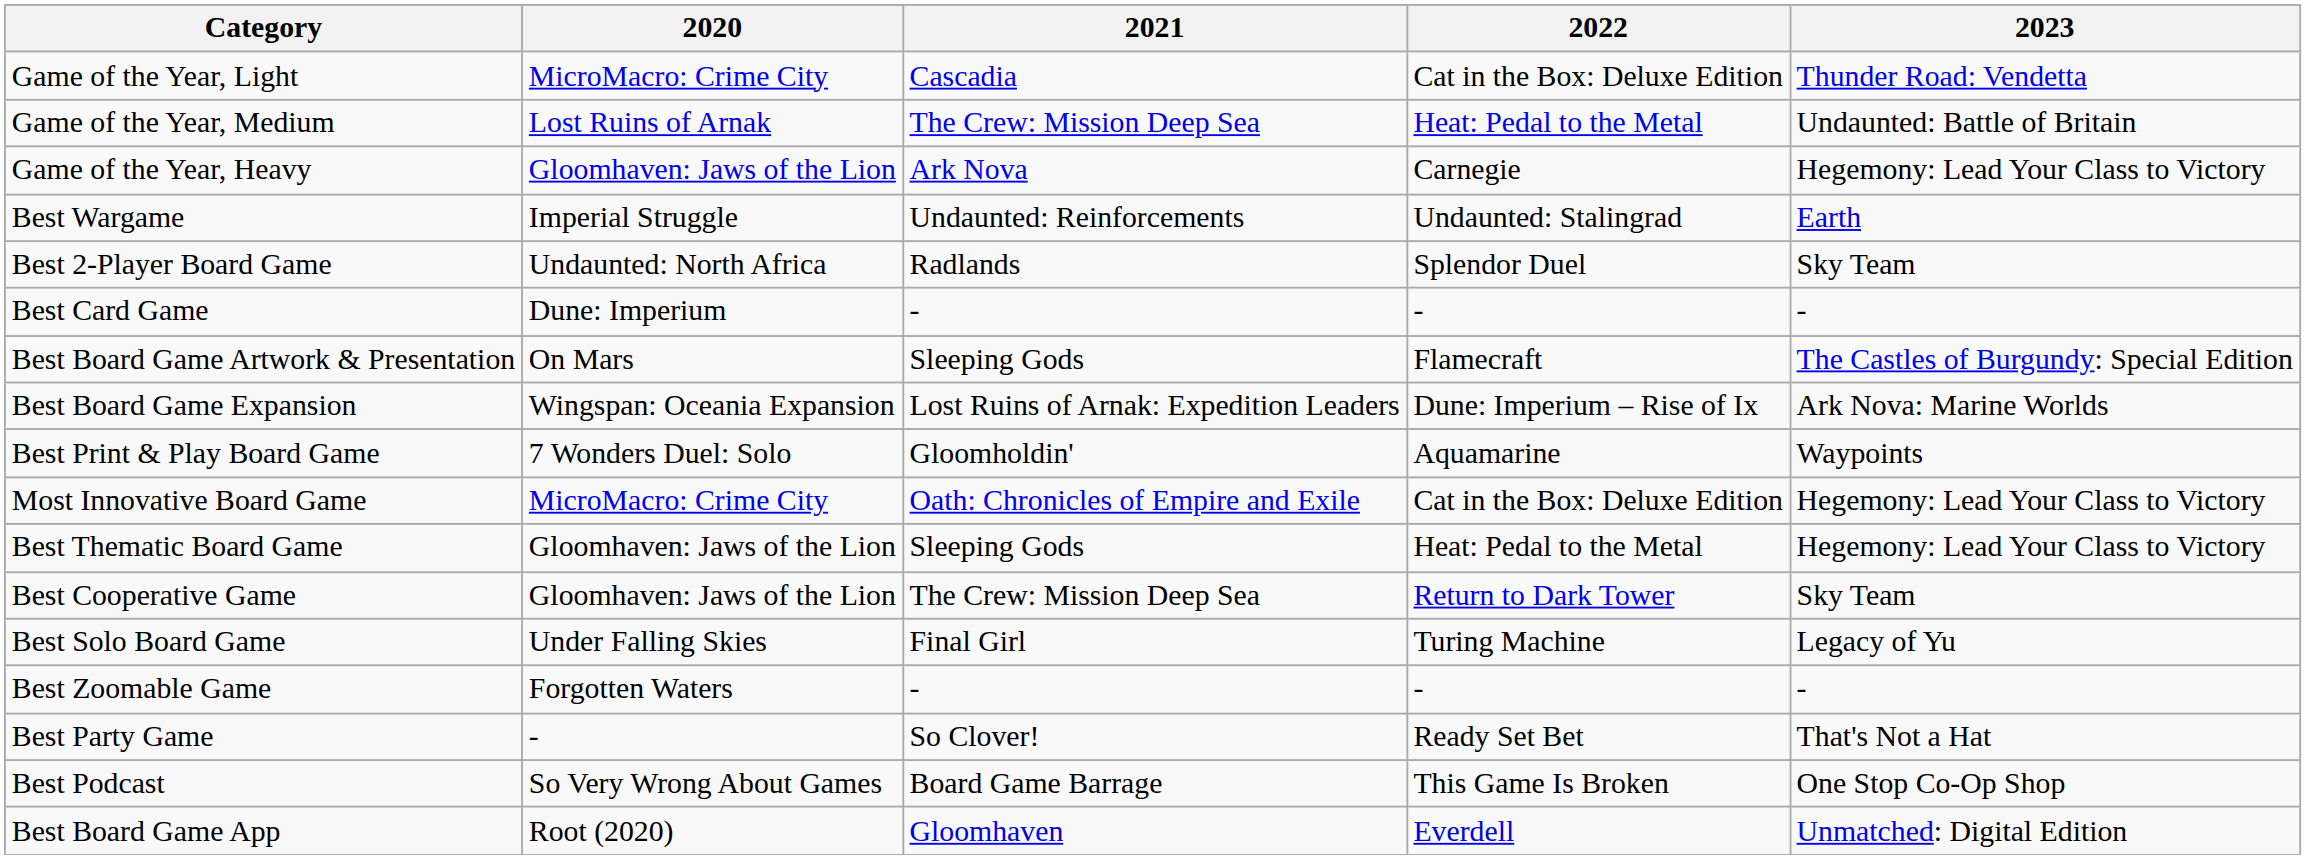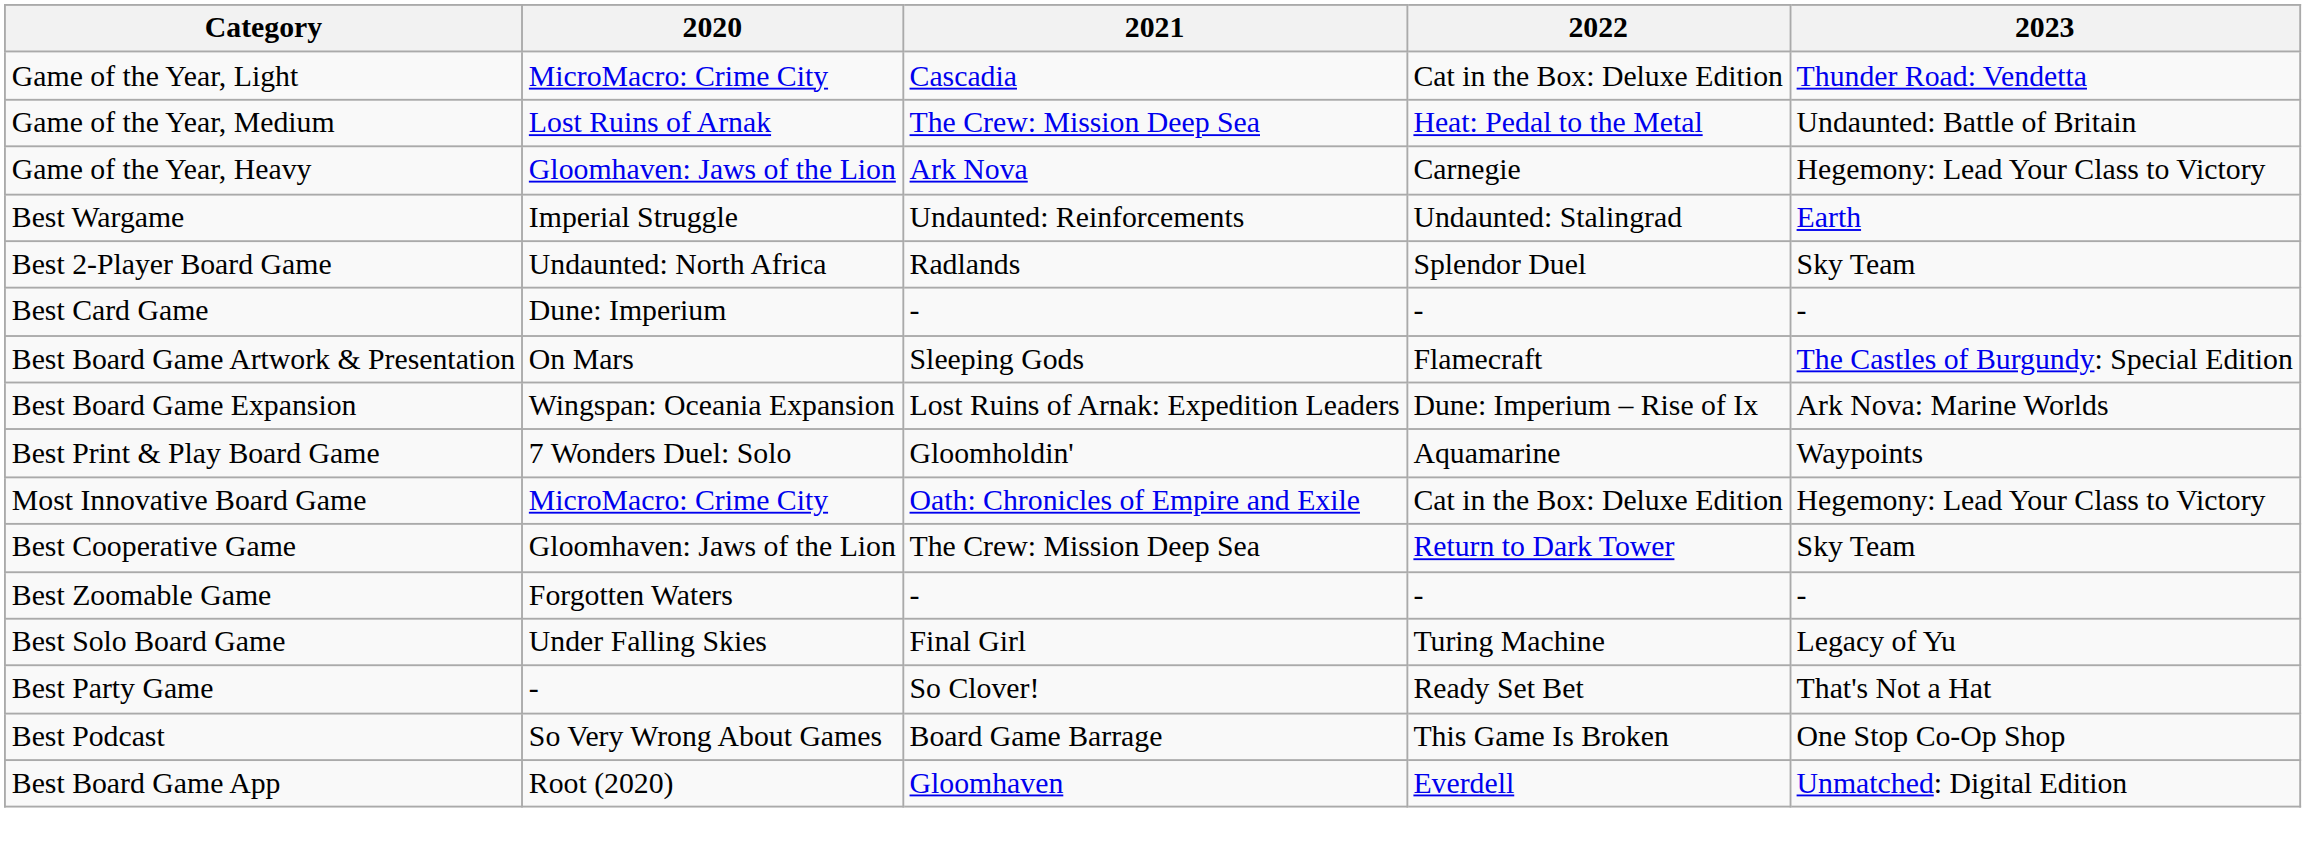- row: (177, 547)
rows swapped: (149, 641) <-> (142, 688)
